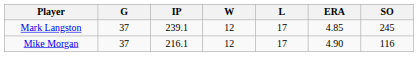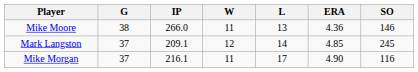+ row: (51, 28)
(177, 28) 239.1 -> (177, 43) 209.1
(282, 28) 17 -> (282, 43) 14
(229, 43) 12 -> (229, 59) 11
